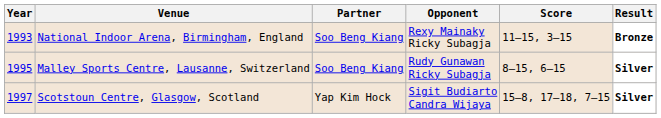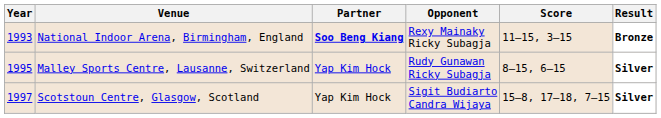(359, 37) normal -> (359, 37) bold
(359, 67) Soo Beng Kiang -> (353, 67) Yap Kim Hock
